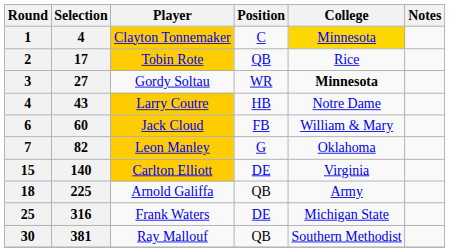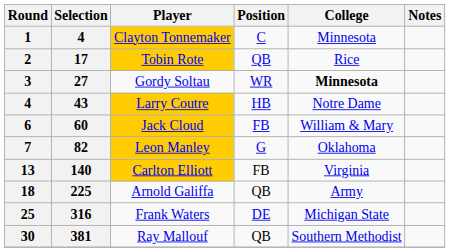(347, 37) gold background -> (347, 37) no background
(28, 170) 15 -> (28, 170) 13
(261, 170) DE -> (261, 170) FB
